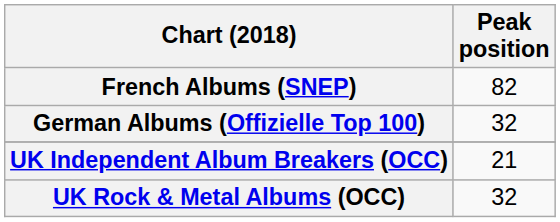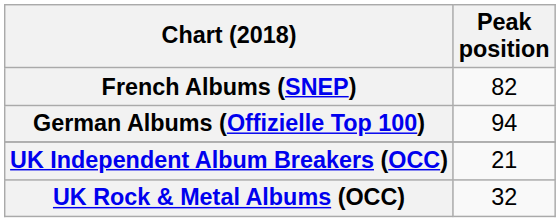(504, 123) 32 -> (504, 123) 94
